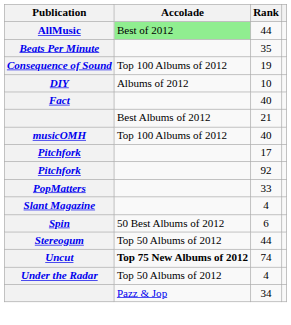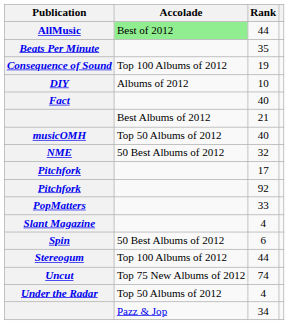(172, 135) Top 100 Albums of 2012 -> (169, 135) Top 50 Albums of 2012
+ row: (59, 153)
(169, 240) Top 50 Albums of 2012 -> (172, 258) Top 100 Albums of 2012
(182, 258) bold -> (181, 275) normal
